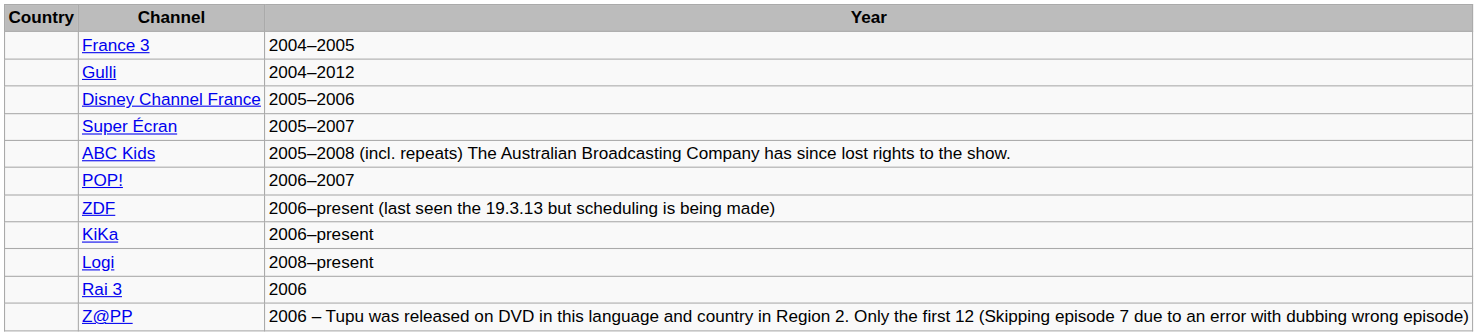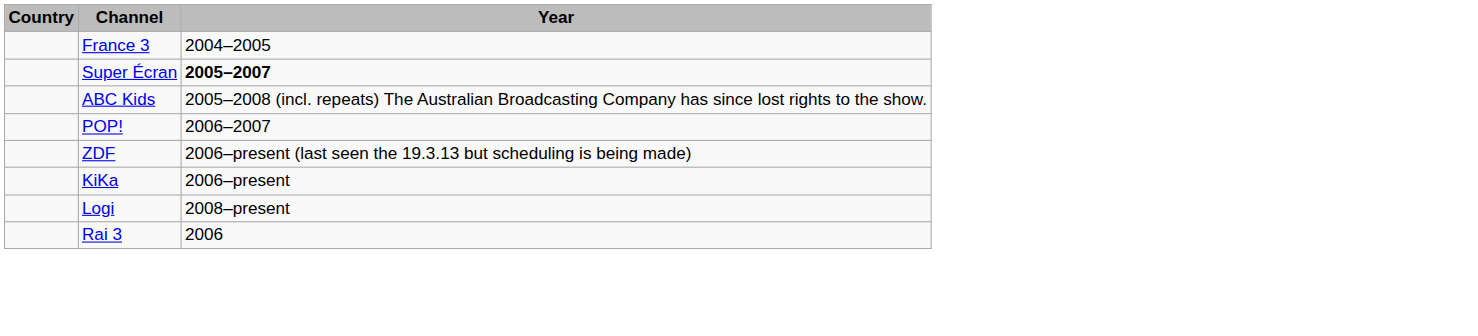- row: (99, 72)
- row: (171, 99)
(312, 126) normal -> (228, 72) bold
- row: (107, 316)
